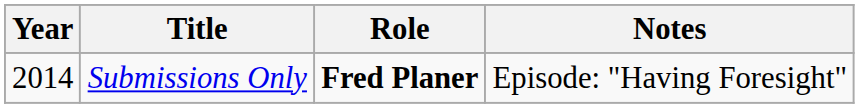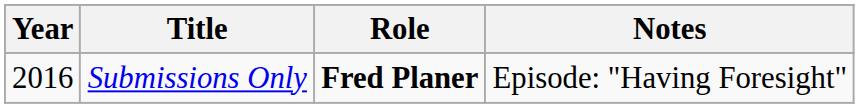(43, 77) 2014 -> (43, 77) 2016
